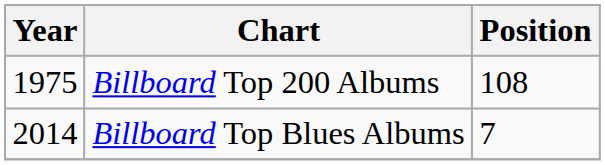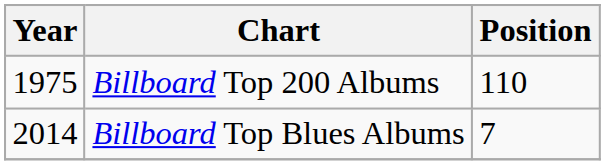(504, 81) 108 -> (503, 81) 110
